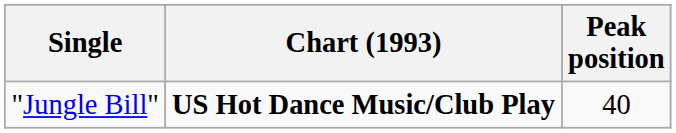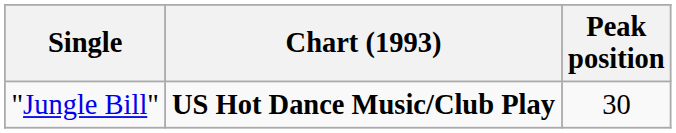(616, 104) 40 -> (616, 104) 30
